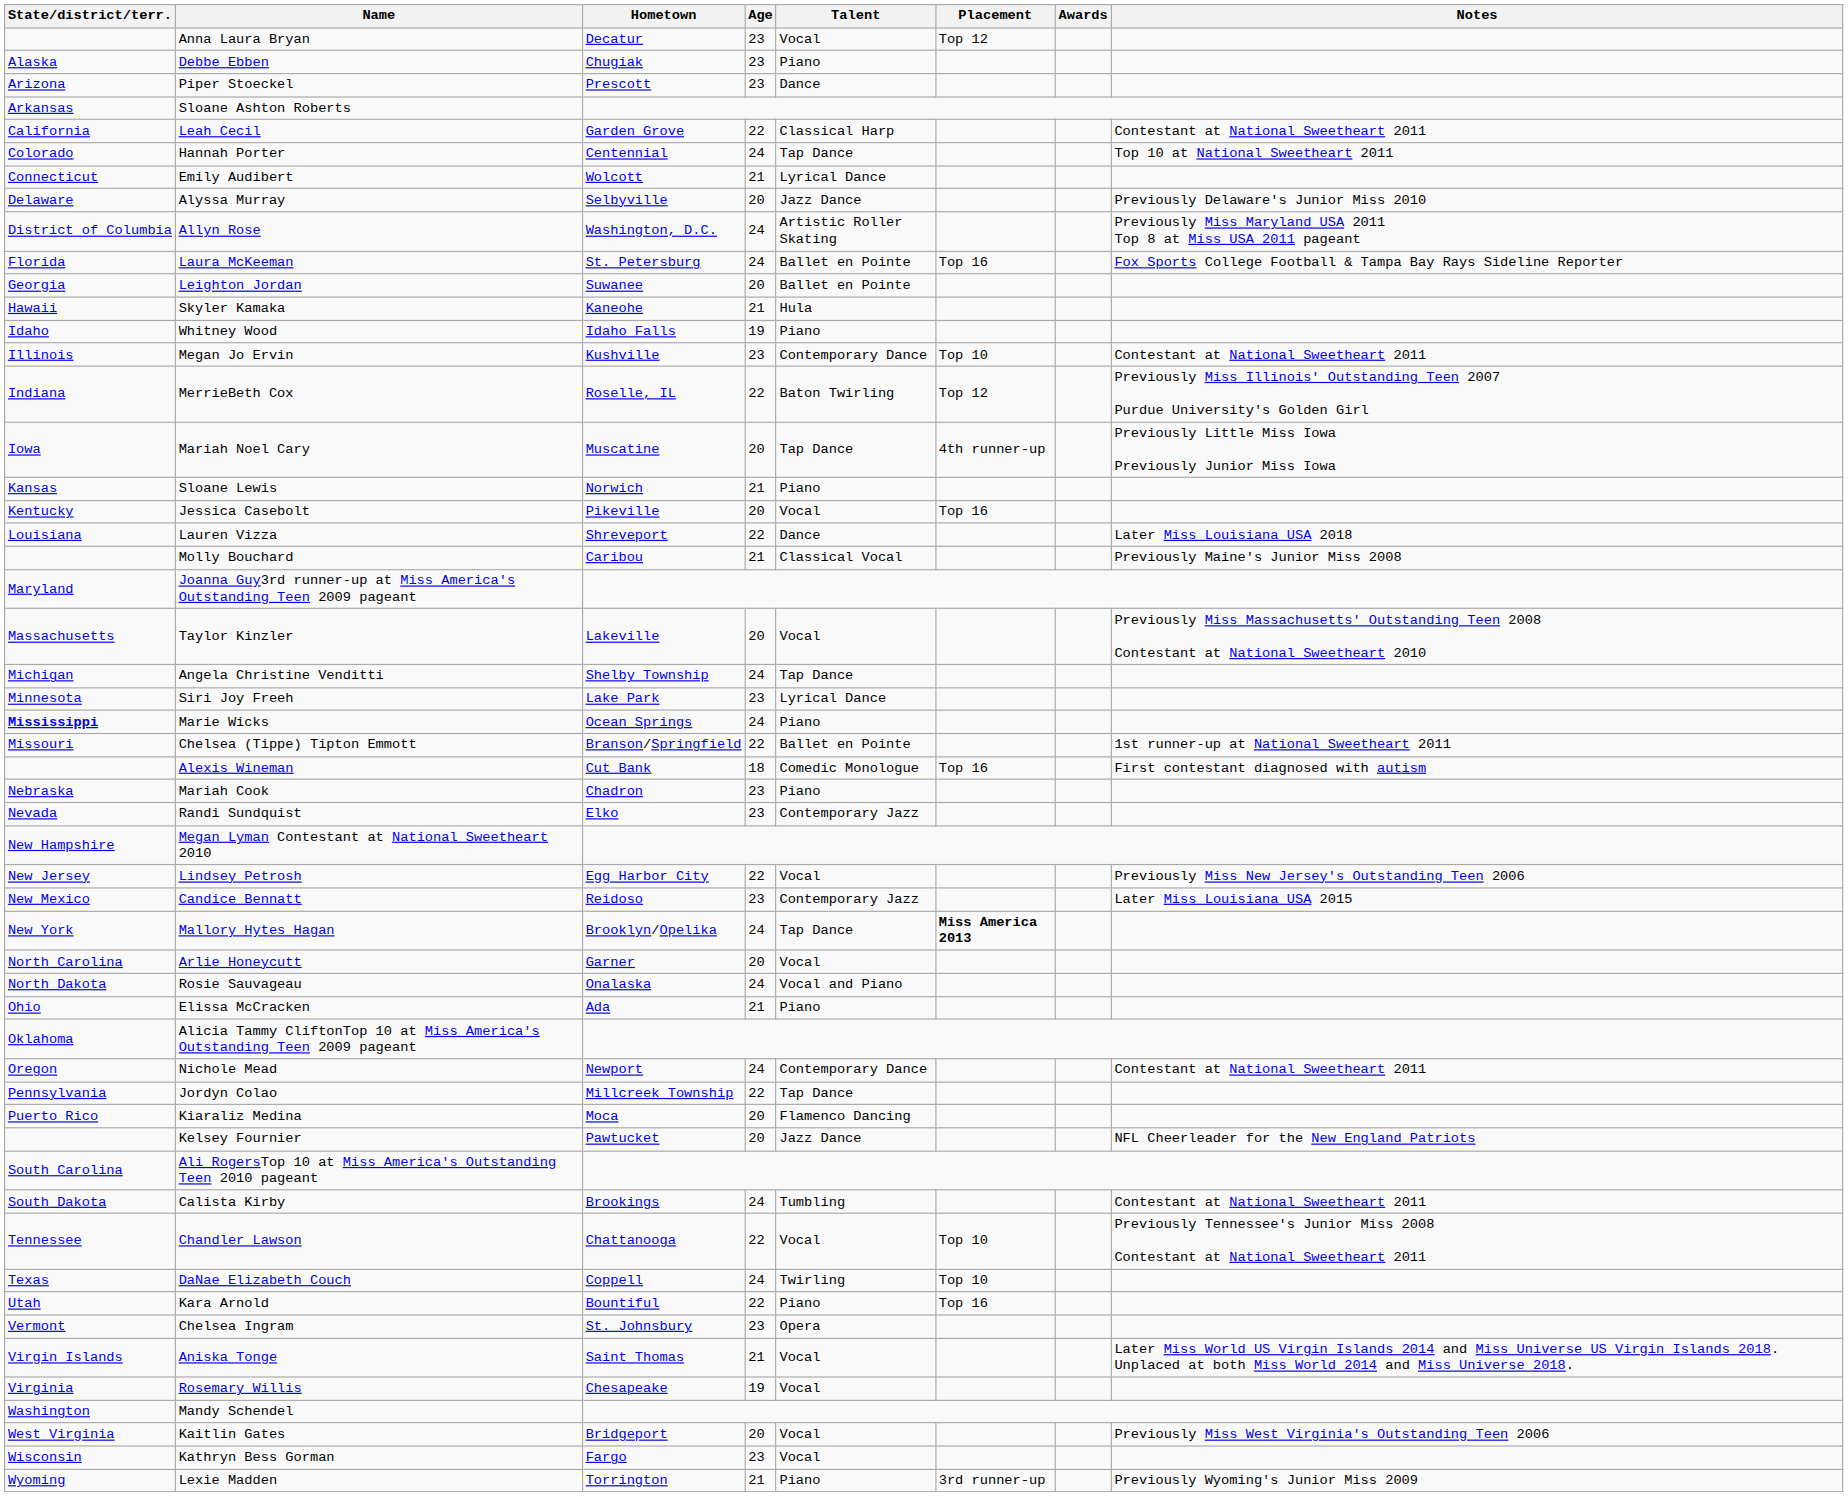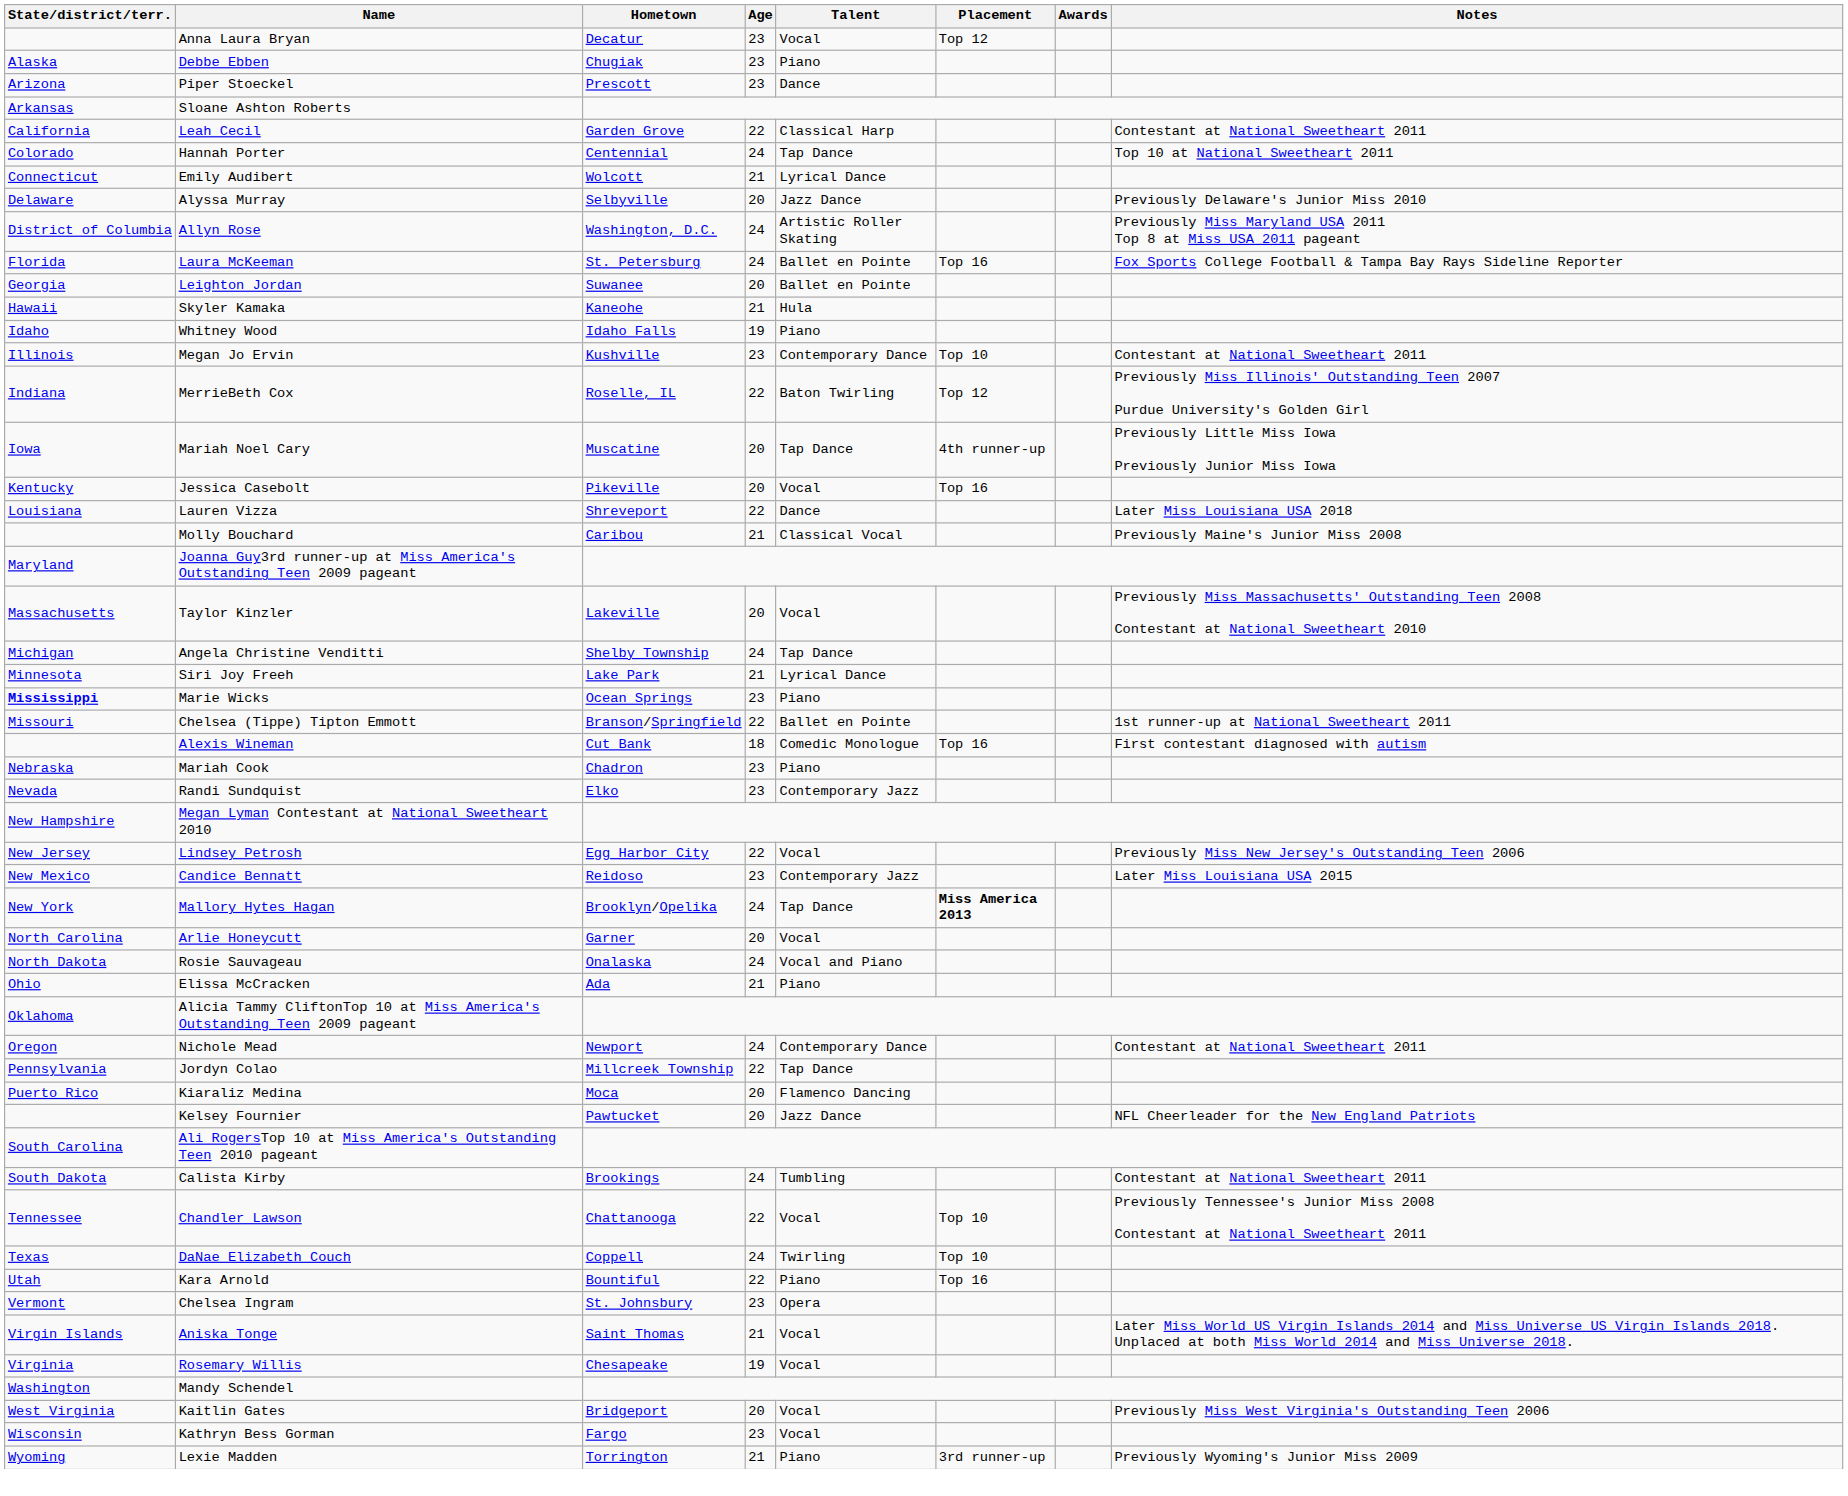- row: (228, 489)
(756, 699) 23 -> (756, 676) 21
(756, 722) 24 -> (756, 699) 23
